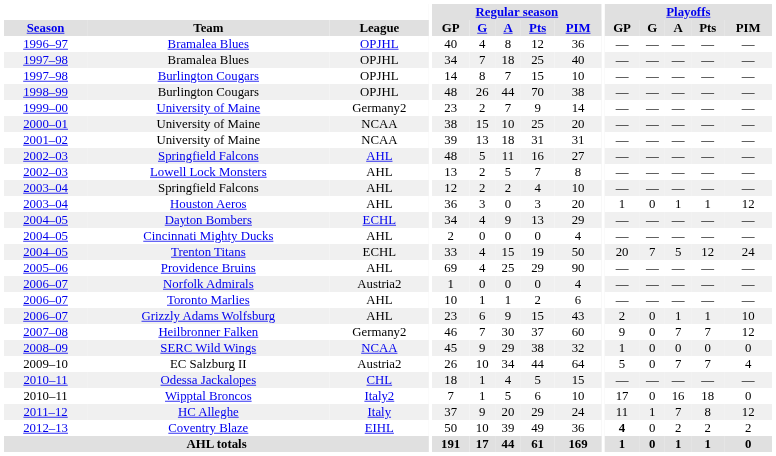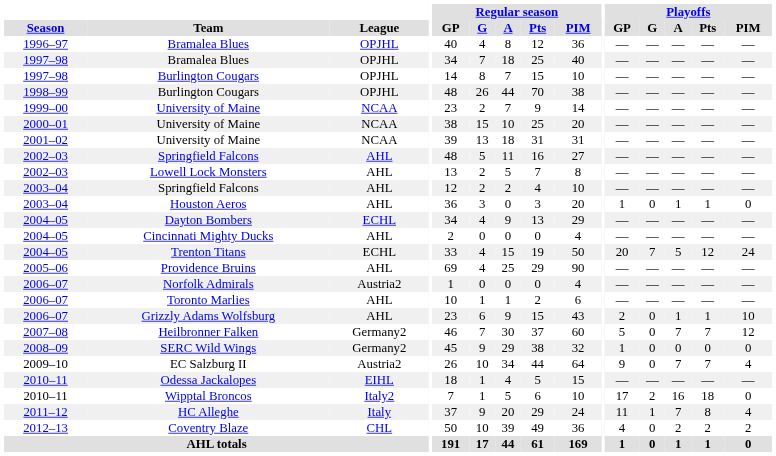(379, 108) Germany2 -> (379, 108) NCAA
(748, 204) 12 -> (748, 204) 0
(622, 332) 9 -> (622, 332) 5
(379, 348) NCAA -> (379, 348) Germany2
(622, 364) 5 -> (622, 364) 9
(379, 380) CHL -> (379, 380) EIHL
(652, 396) 0 -> (652, 396) 2
(748, 412) 12 -> (748, 412) 4
(379, 428) EIHL -> (379, 428) CHL
(622, 428) bold -> (622, 428) normal
